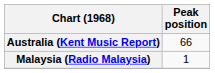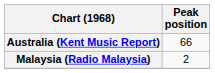(186, 59) 1 -> (186, 59) 2
